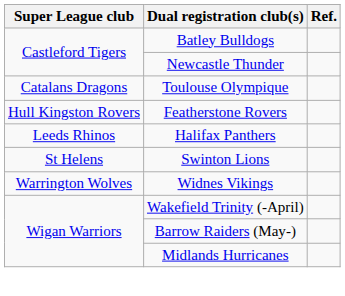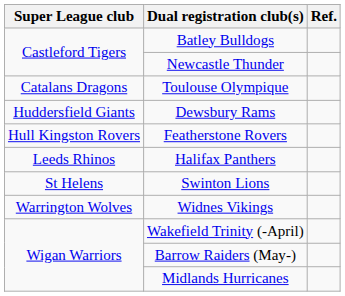+ row: (225, 111)
